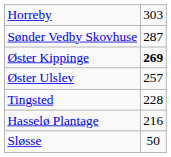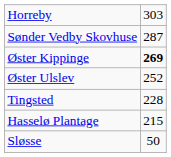(153, 78) 257 -> (153, 78) 252
(153, 120) 216 -> (153, 120) 215
